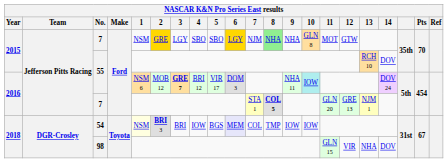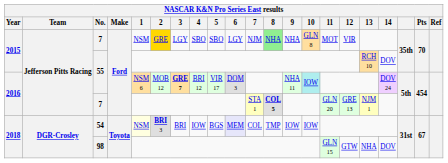(235, 40) gold background -> (235, 40) no background
(349, 40) GTW -> (349, 40) VIR
(349, 147) VIR -> (349, 147) GTW
